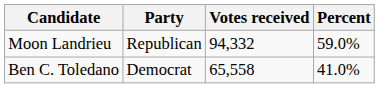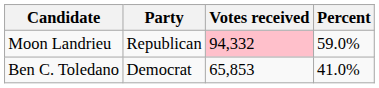(232, 43) no background -> (232, 43) pink background
(232, 69) 65,558 -> (232, 69) 65,853
